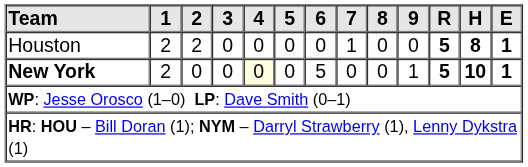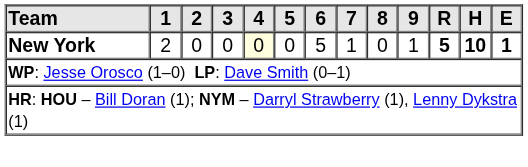- row: (45, 45)
(352, 72) 0 -> (352, 45) 1
